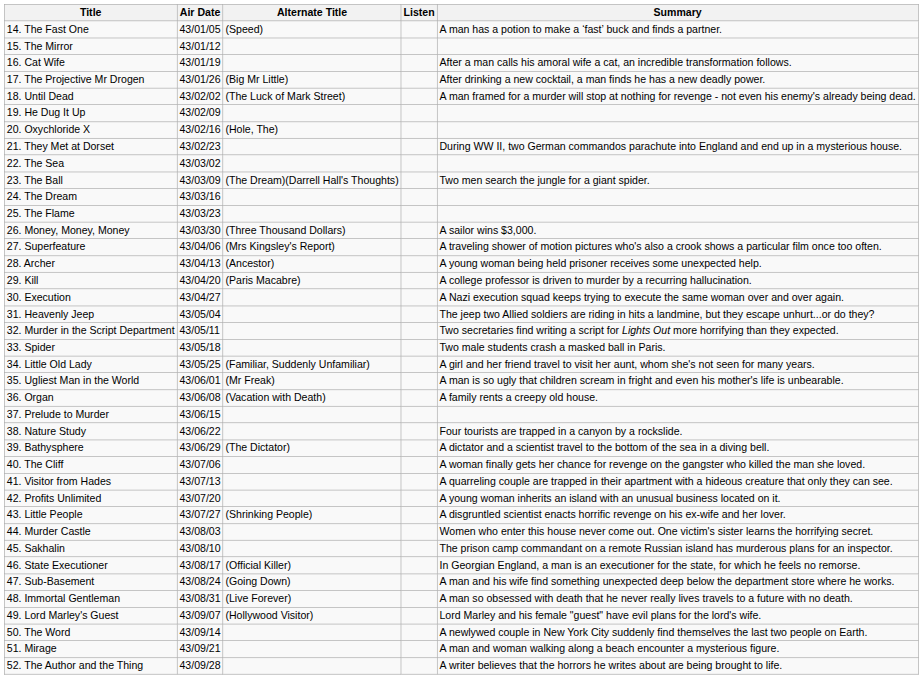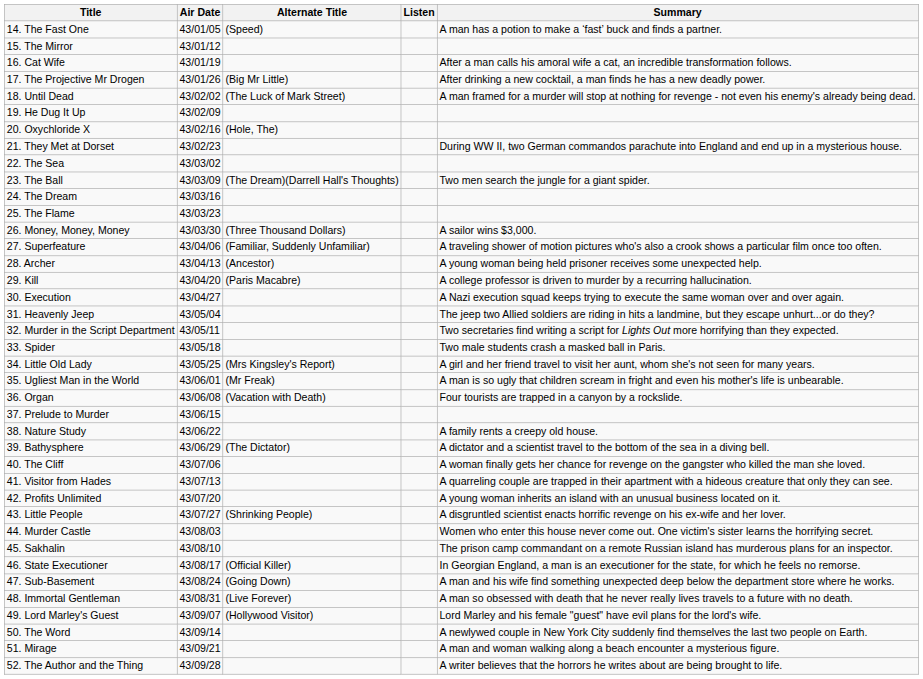(280, 247) (Mrs Kingsley's Report) -> (298, 247) (Familiar, Suddenly Unfamiliar)
(298, 364) (Familiar, Suddenly Unfamiliar) -> (280, 364) (Mrs Kingsley's Report)
(519, 398) A family rents a creepy old house. -> (561, 398) Four tourists are trapped in a canyon by a rockslide.
(561, 431) Four tourists are trapped in a canyon by a rockslide. -> (519, 431) A family rents a creepy old house.
